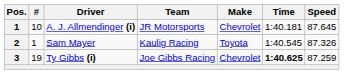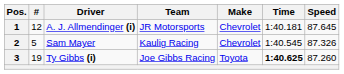(37, 27) 10 -> (37, 27) 12
(34, 42) 1 -> (34, 42) 5
(234, 42) Toyota -> (240, 42) Chevrolet
(240, 58) Chevrolet -> (234, 58) Toyota
(322, 58) 87.259 -> (322, 58) 87.260
